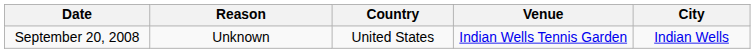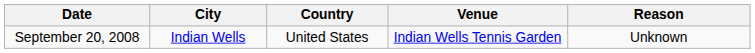columns swapped: (692, 15) <-> (241, 15)
